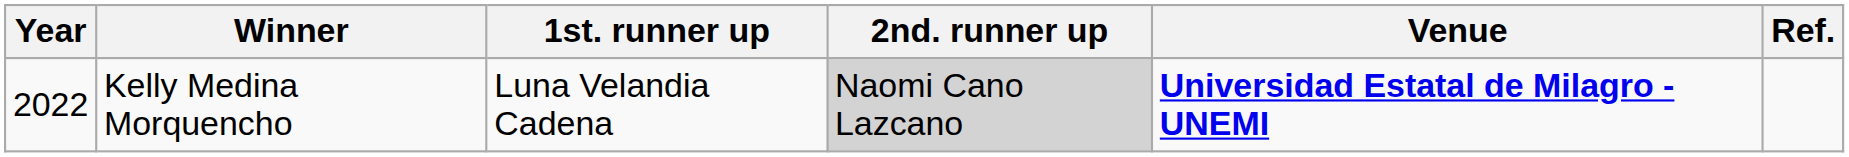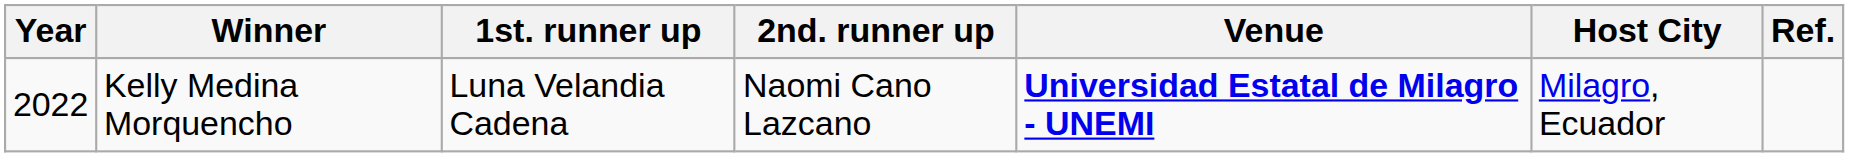+ column: (1647, 31)
(929, 104) lightgrey background -> (837, 104) no background
